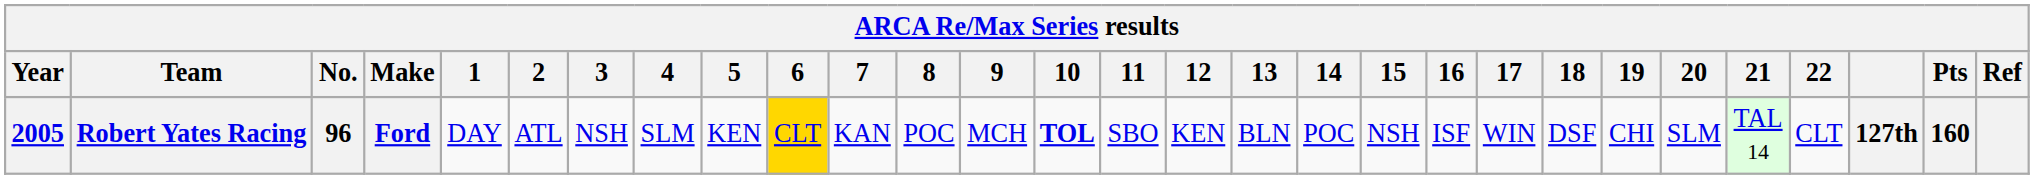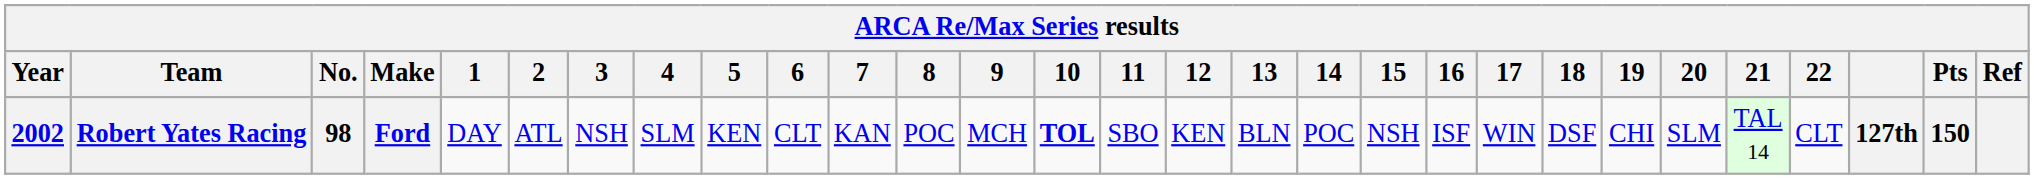(38, 134) 2005 -> (38, 134) 2002
(338, 134) 96 -> (338, 134) 98
(798, 134) gold background -> (798, 134) no background
(1950, 134) 160 -> (1950, 134) 150
